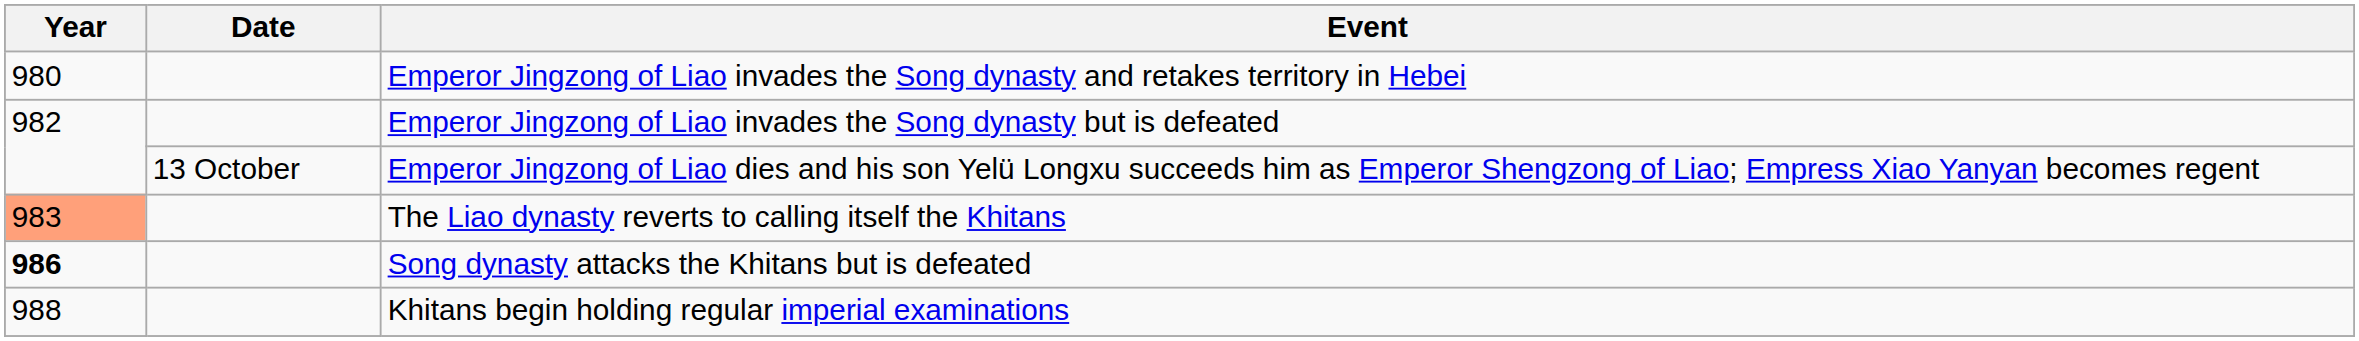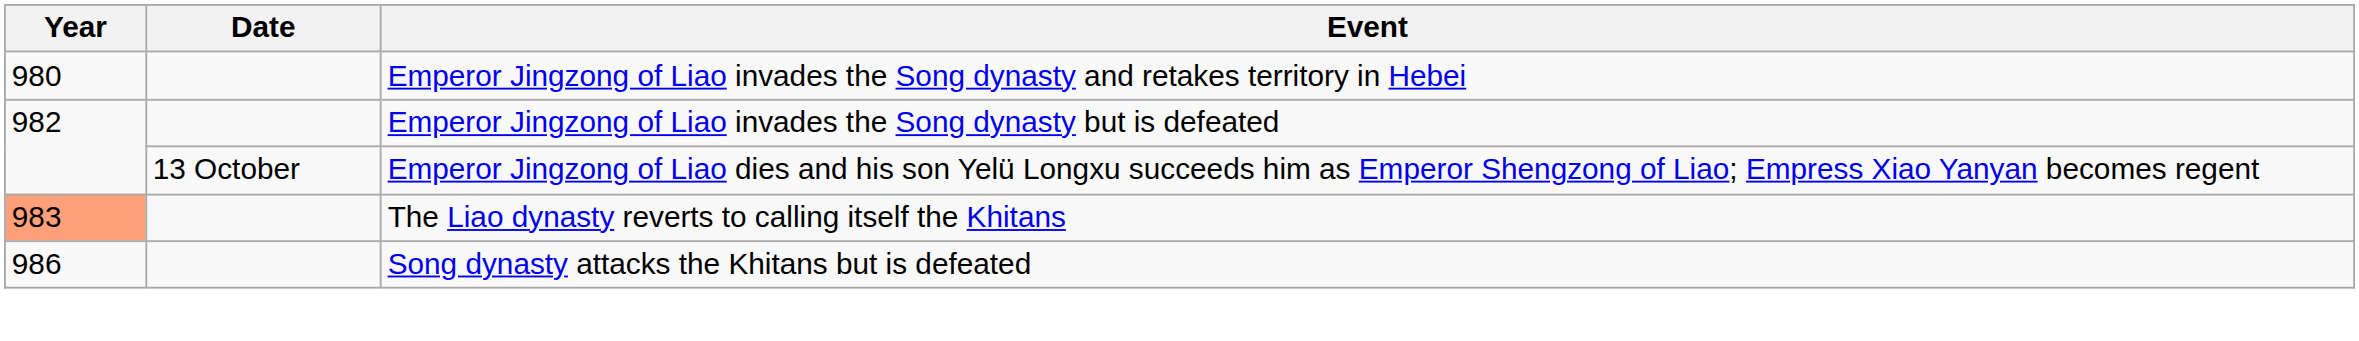(37, 264) bold -> (37, 264) normal
- row: (728, 311)
